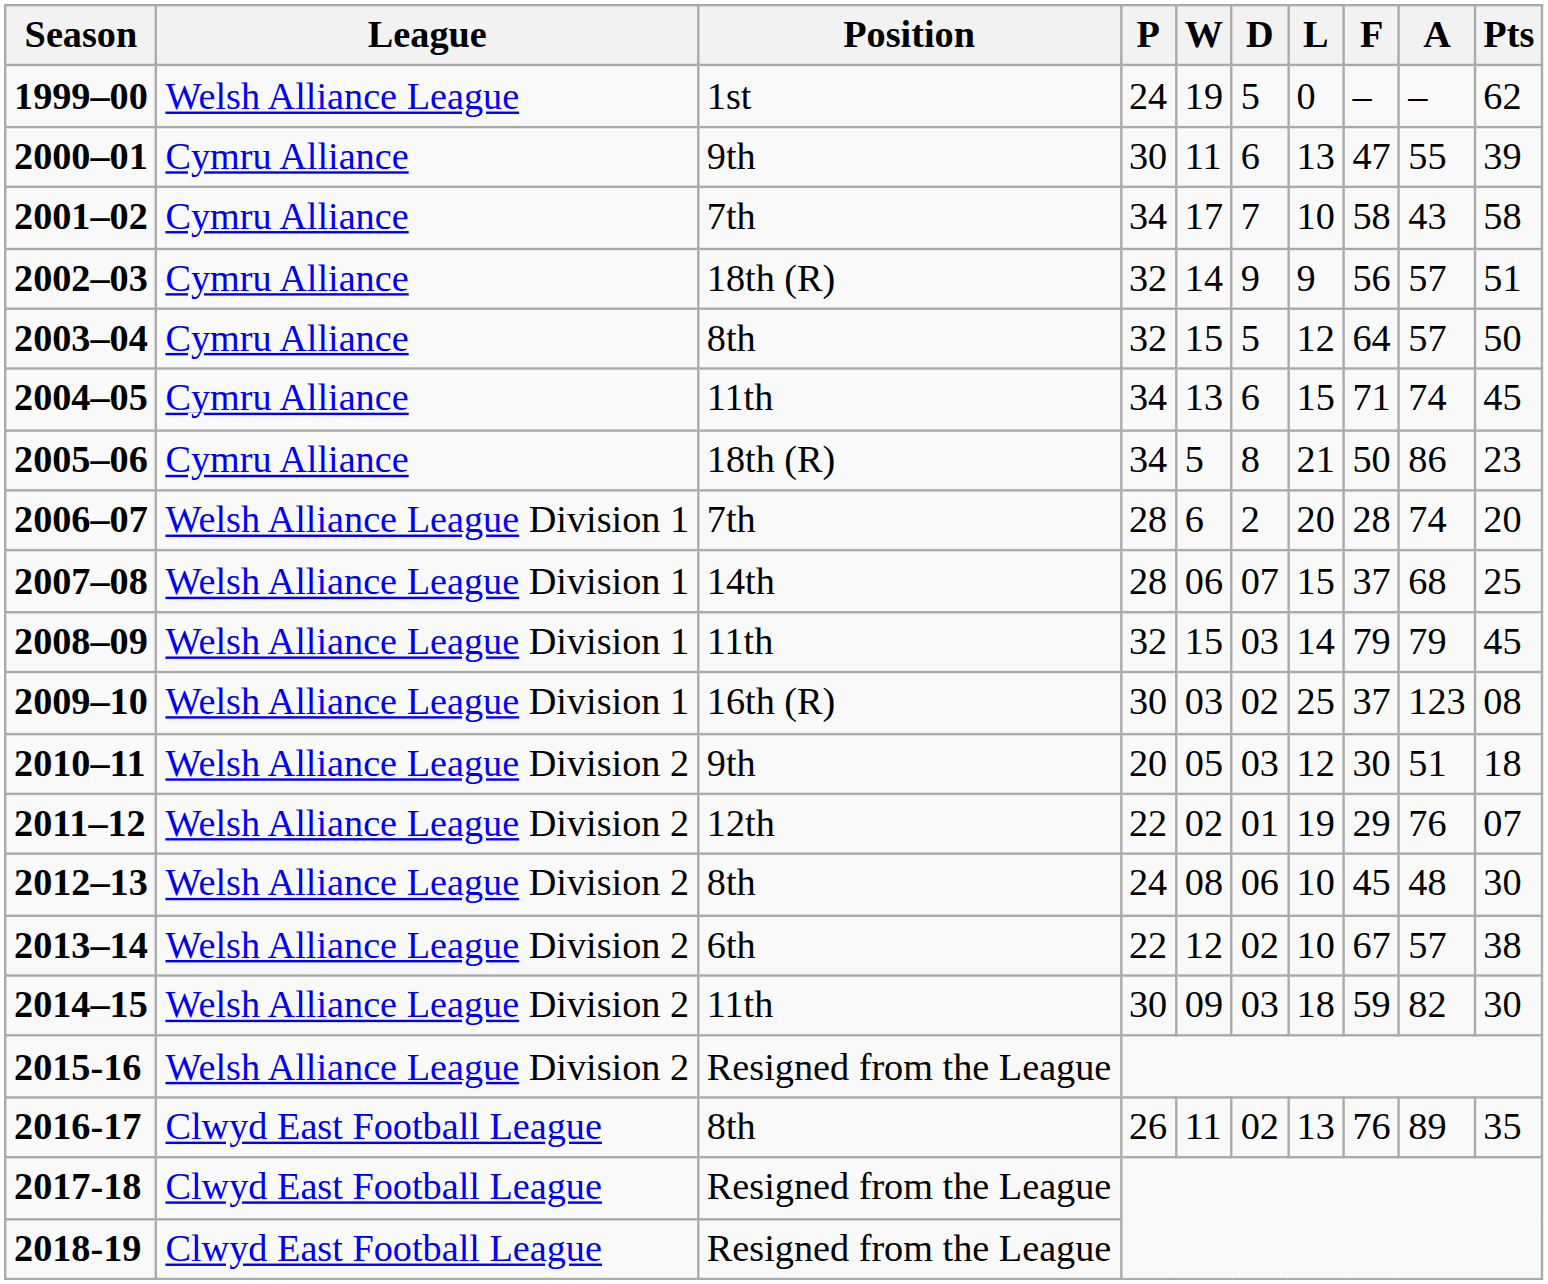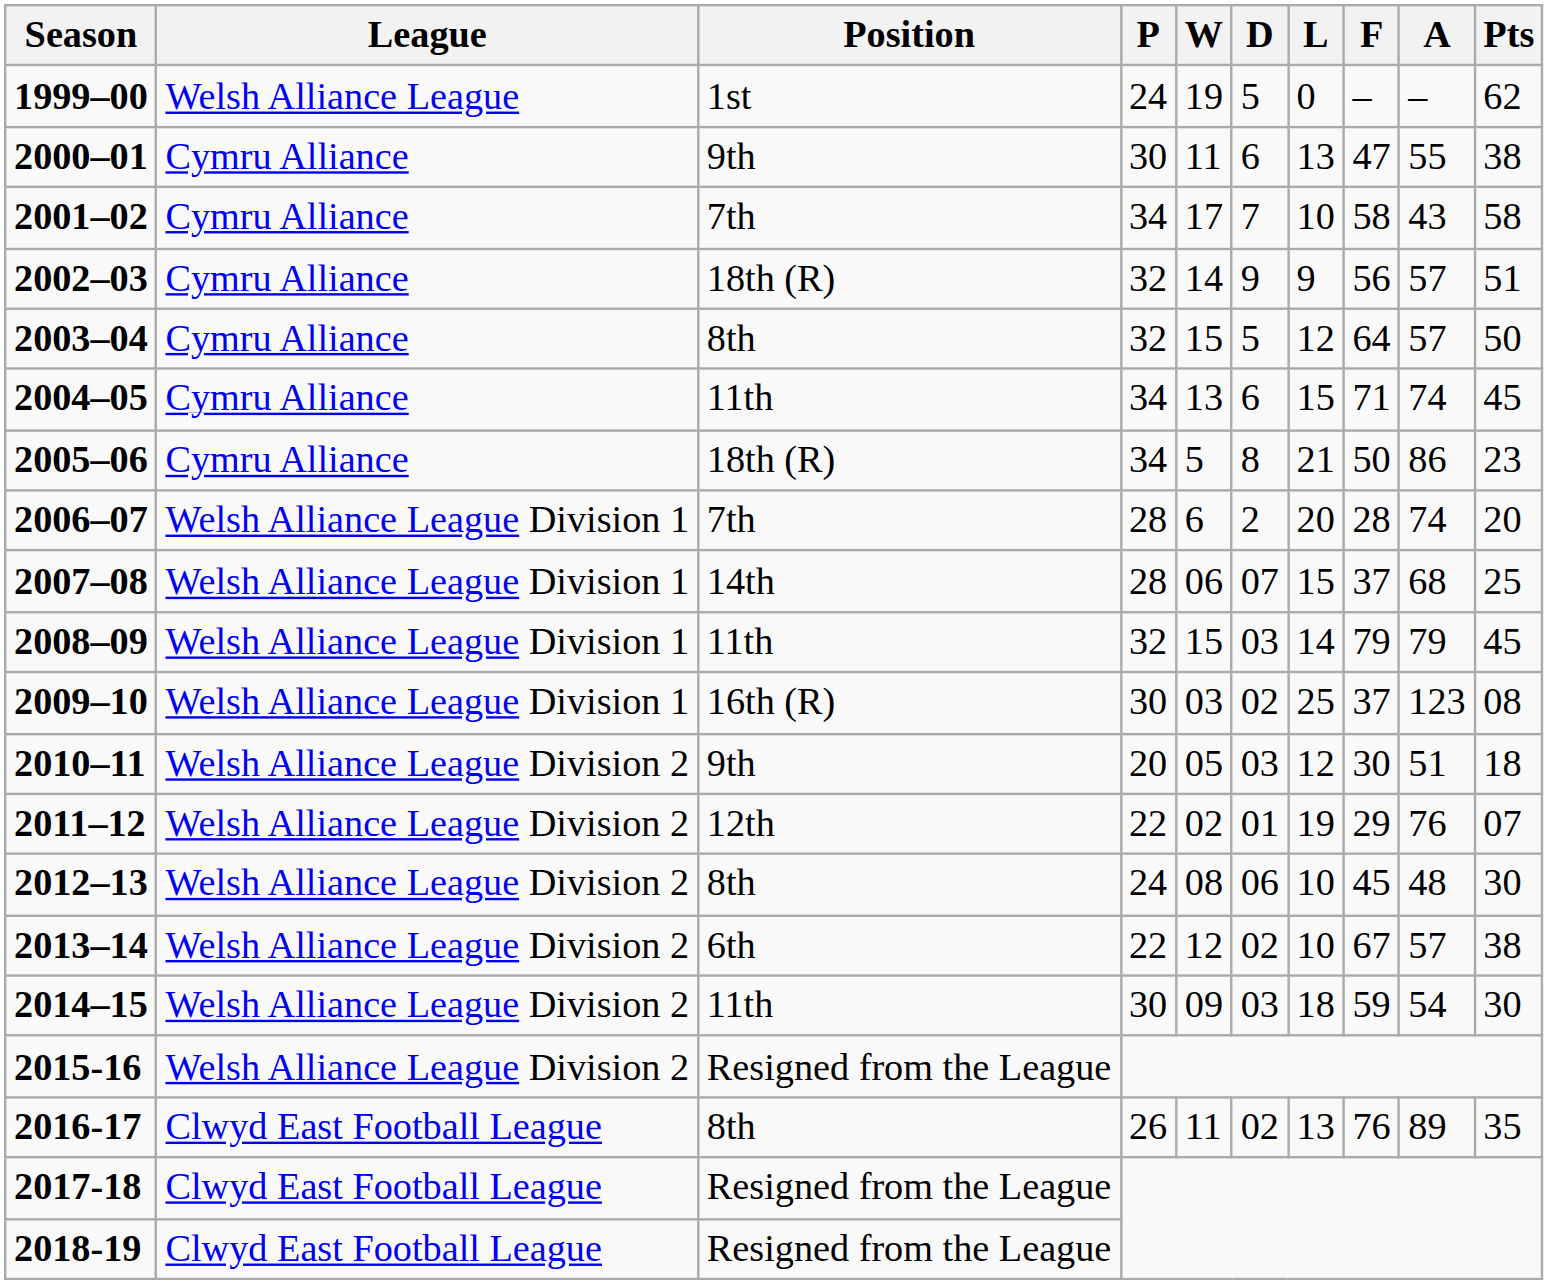(1502, 156) 39 -> (1502, 156) 38
(1427, 1005) 82 -> (1427, 1005) 54
